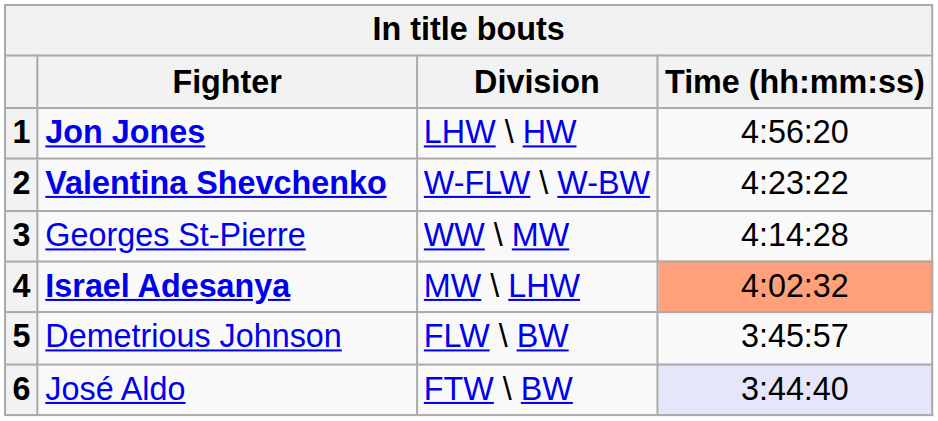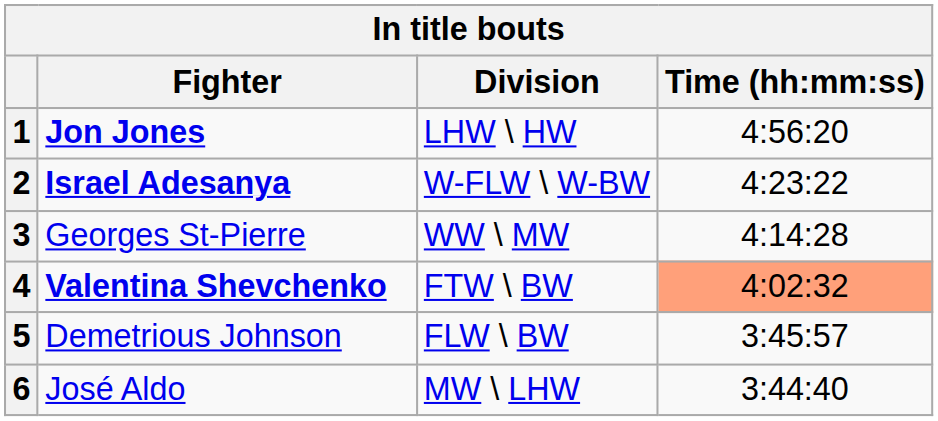(216, 183) Valentina Shevchenko -> (168, 183) Israel Adesanya
(168, 286) Israel Adesanya -> (216, 286) Valentina Shevchenko
(502, 286) MW \ LHW -> (498, 286) FTW \ BW
(498, 388) FTW \ BW -> (502, 388) MW \ LHW
(795, 388) lavender background -> (795, 388) no background
